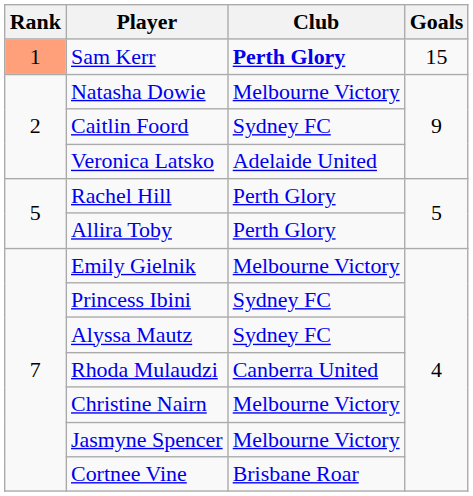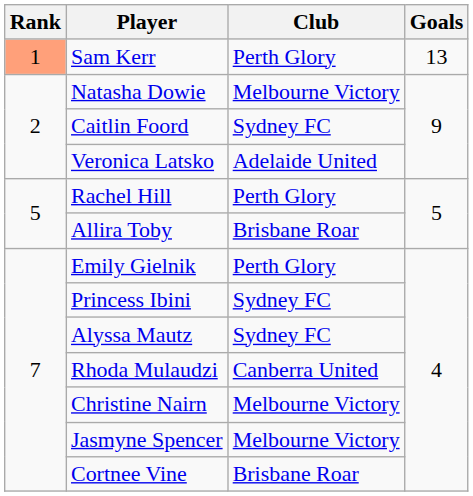(289, 56) bold -> (284, 56) normal
(437, 56) 15 -> (437, 56) 13
(284, 230) Perth Glory -> (296, 230) Brisbane Roar
(316, 265) Melbourne Victory -> (284, 265) Perth Glory
